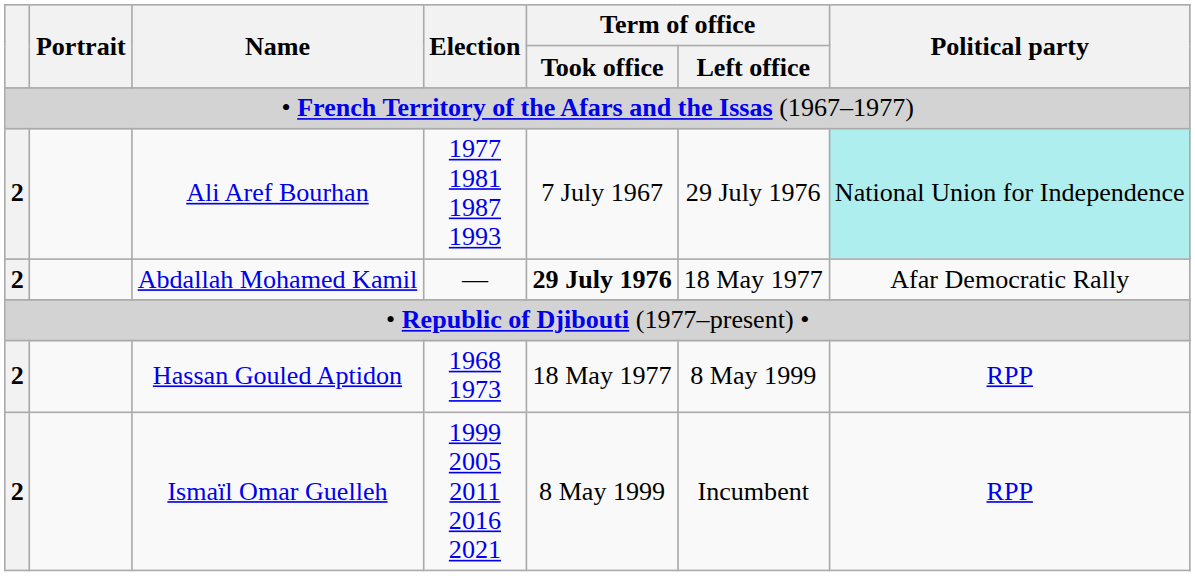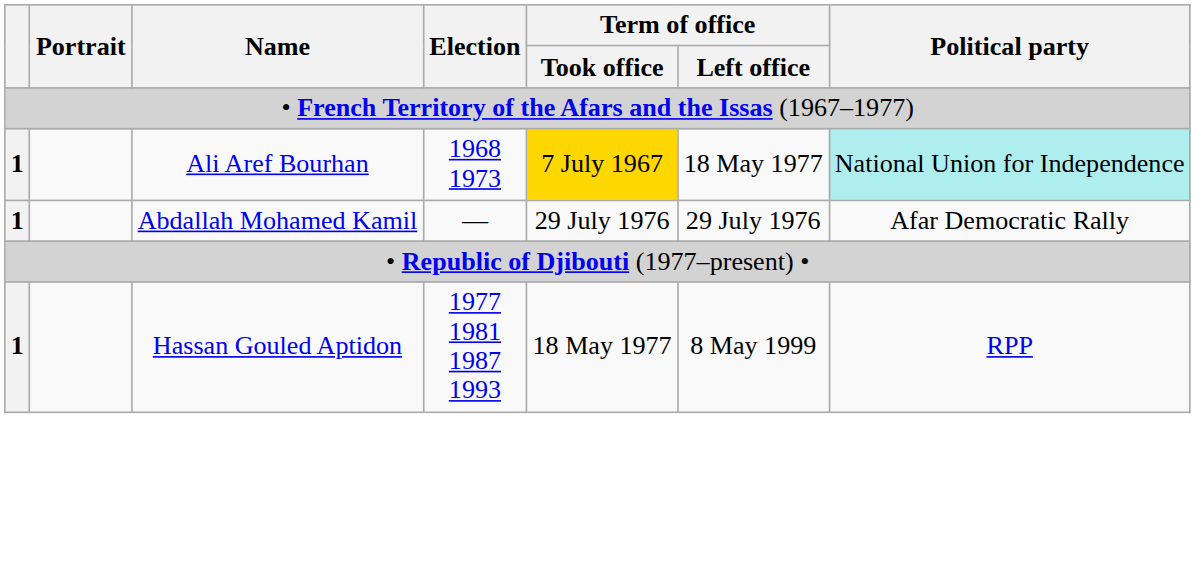(17, 193) 2 -> (17, 163) 1
(475, 193) 1977 1981 1987 1993 -> (475, 163) 1968 1973
(602, 193) no background -> (602, 163) gold background
(753, 193) 29 July 1976 -> (753, 163) 18 May 1977
(17, 278) 2 -> (17, 219) 1
(602, 278) bold -> (602, 219) normal
(753, 278) 18 May 1977 -> (753, 219) 29 July 1976
(17, 376) 2 -> (17, 346) 1
(475, 376) 1968 1973 -> (475, 346) 1977 1981 1987 1993
- row: (277, 490)
